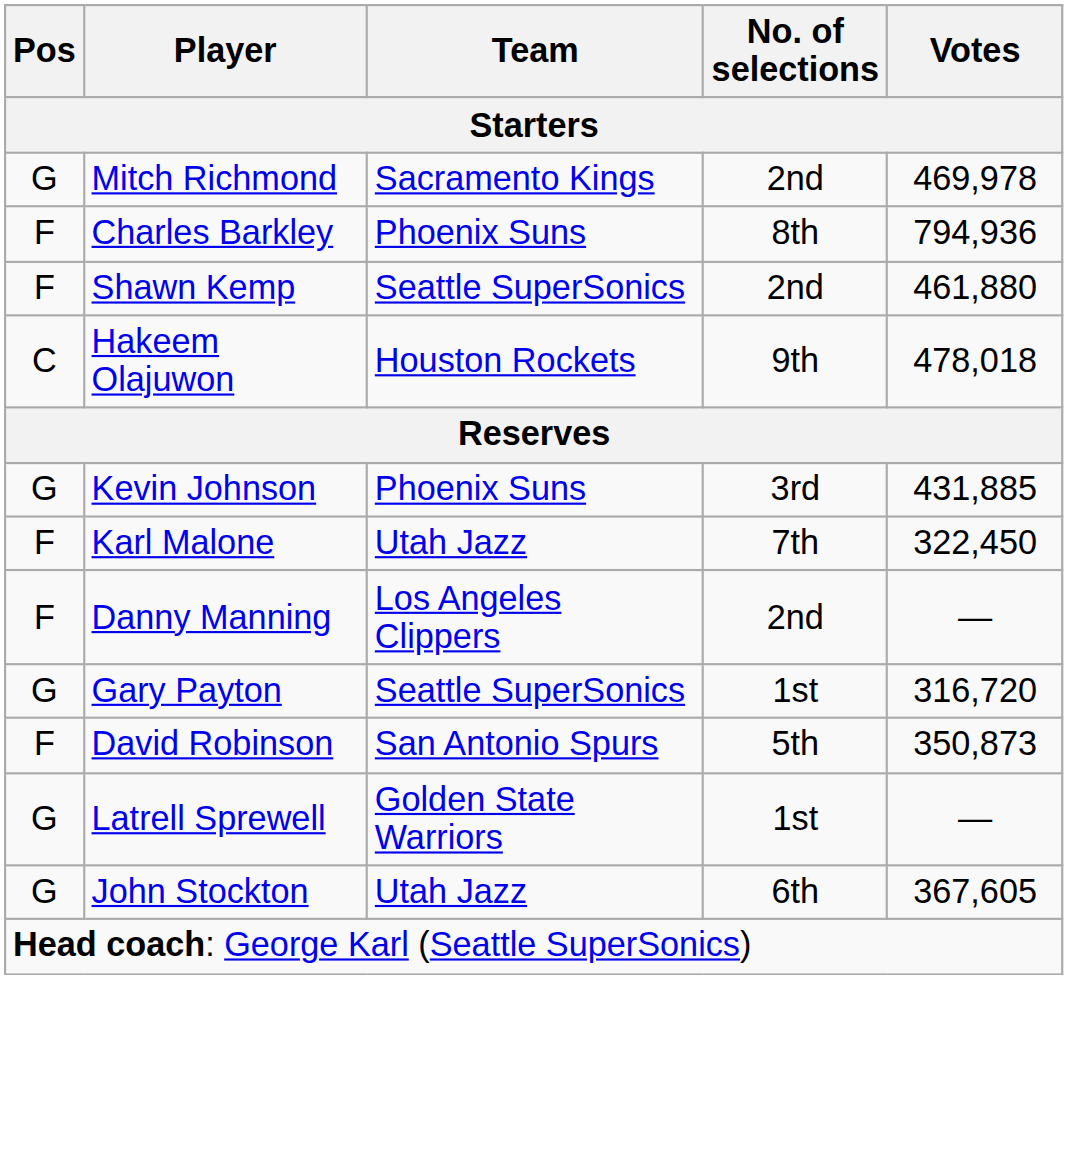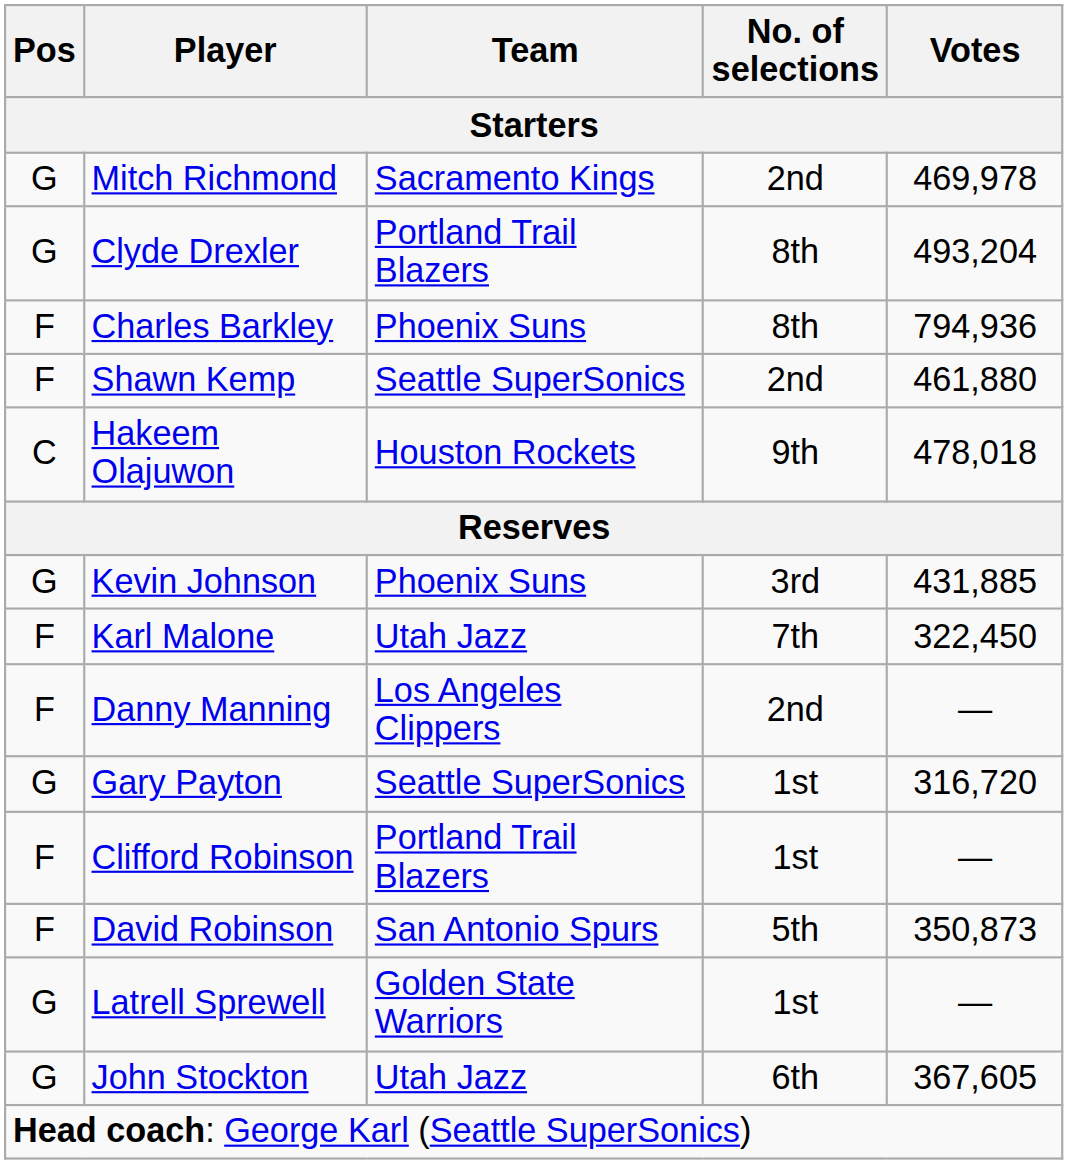+ row: (195, 252)
+ row: (223, 856)
